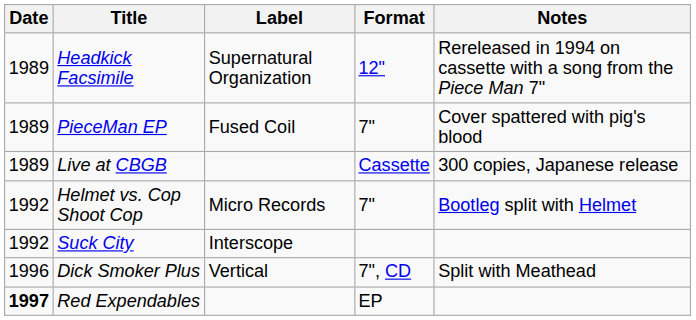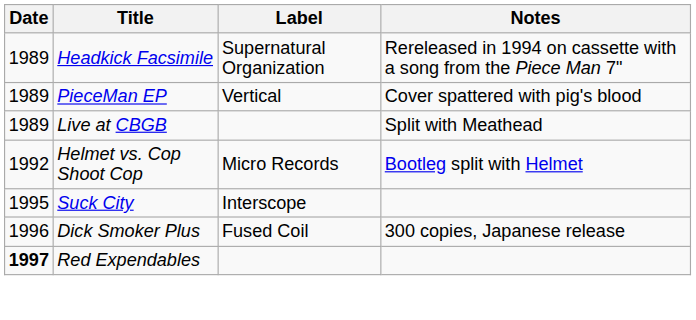- column: (394, 18)
(252, 127) Fused Coil -> (252, 96) Vertical
(558, 165) 300 copies, Japanese release -> (464, 125) Split with Meathead
(29, 243) 1992 -> (29, 202) 1995
(238, 272) Vertical -> (265, 231) Fused Coil
(517, 272) Split with Meathead -> (505, 231) 300 copies, Japanese release
